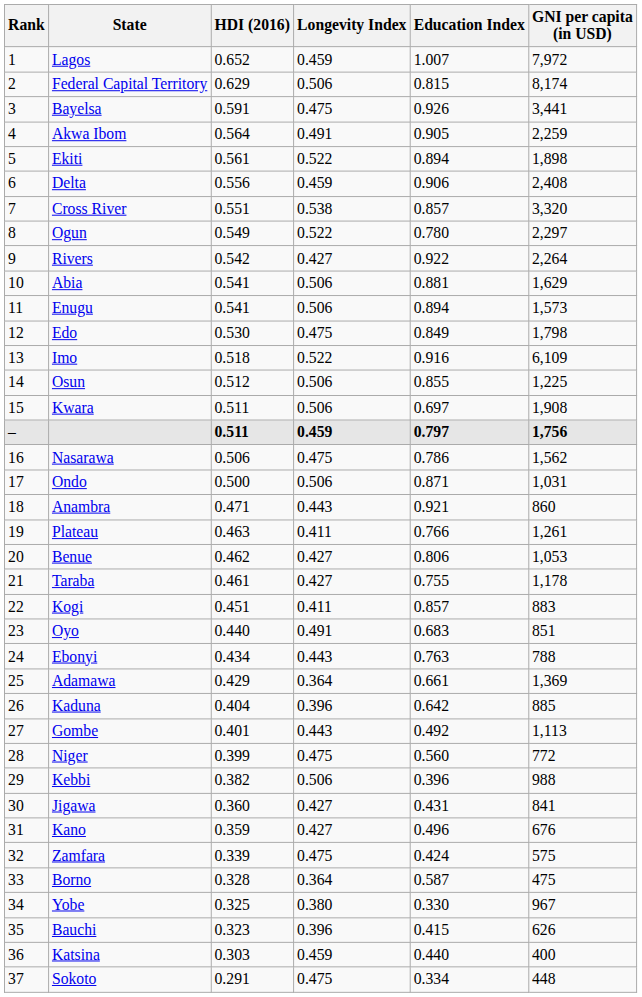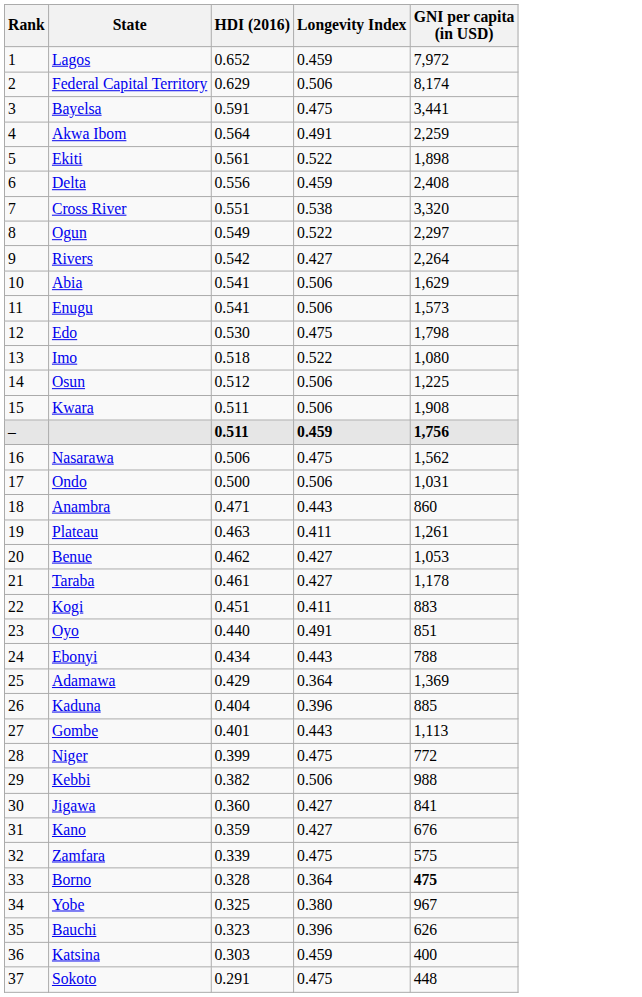- column: (469, 25)
(550, 357) 6,109 -> (431, 357) 1,080
(544, 880) normal -> (425, 880) bold
